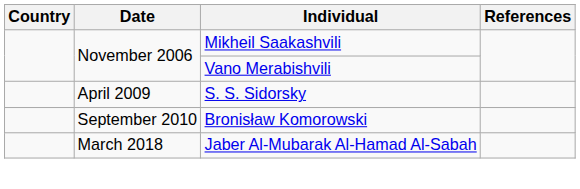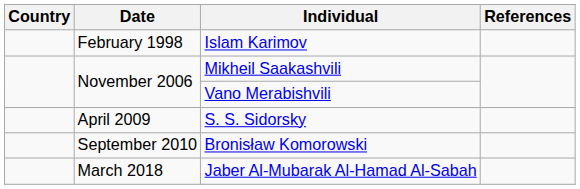+ row: (256, 42)
